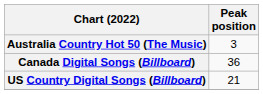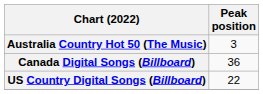(234, 80) 21 -> (234, 80) 22
